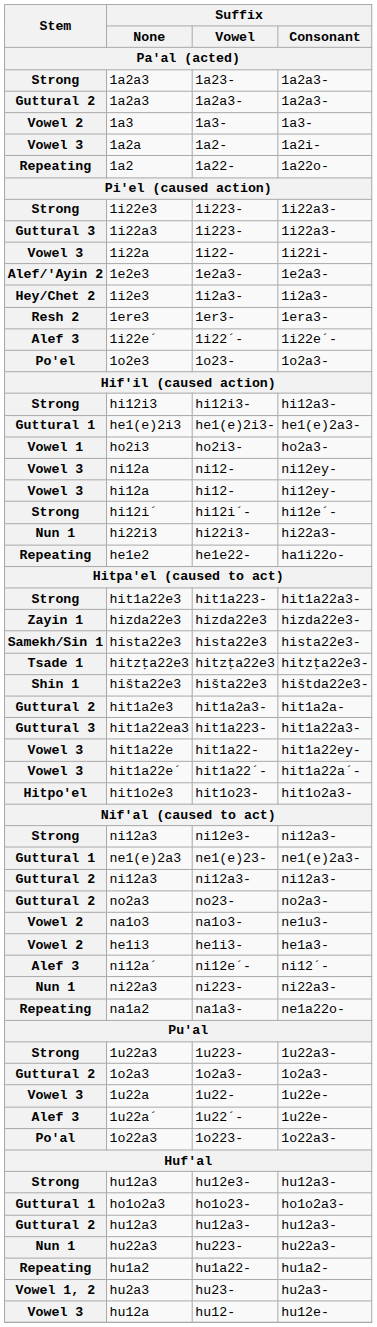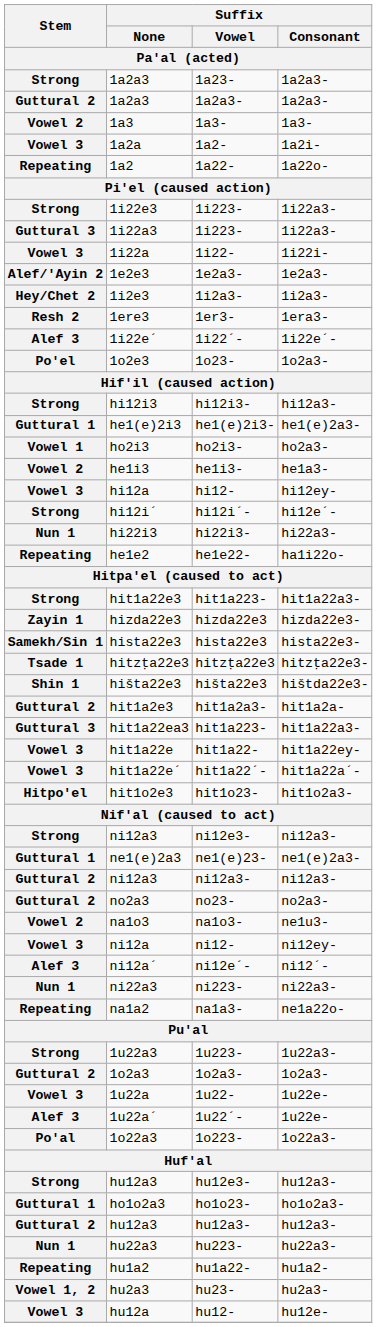rows swapped: (129, 945) <-> (129, 469)
